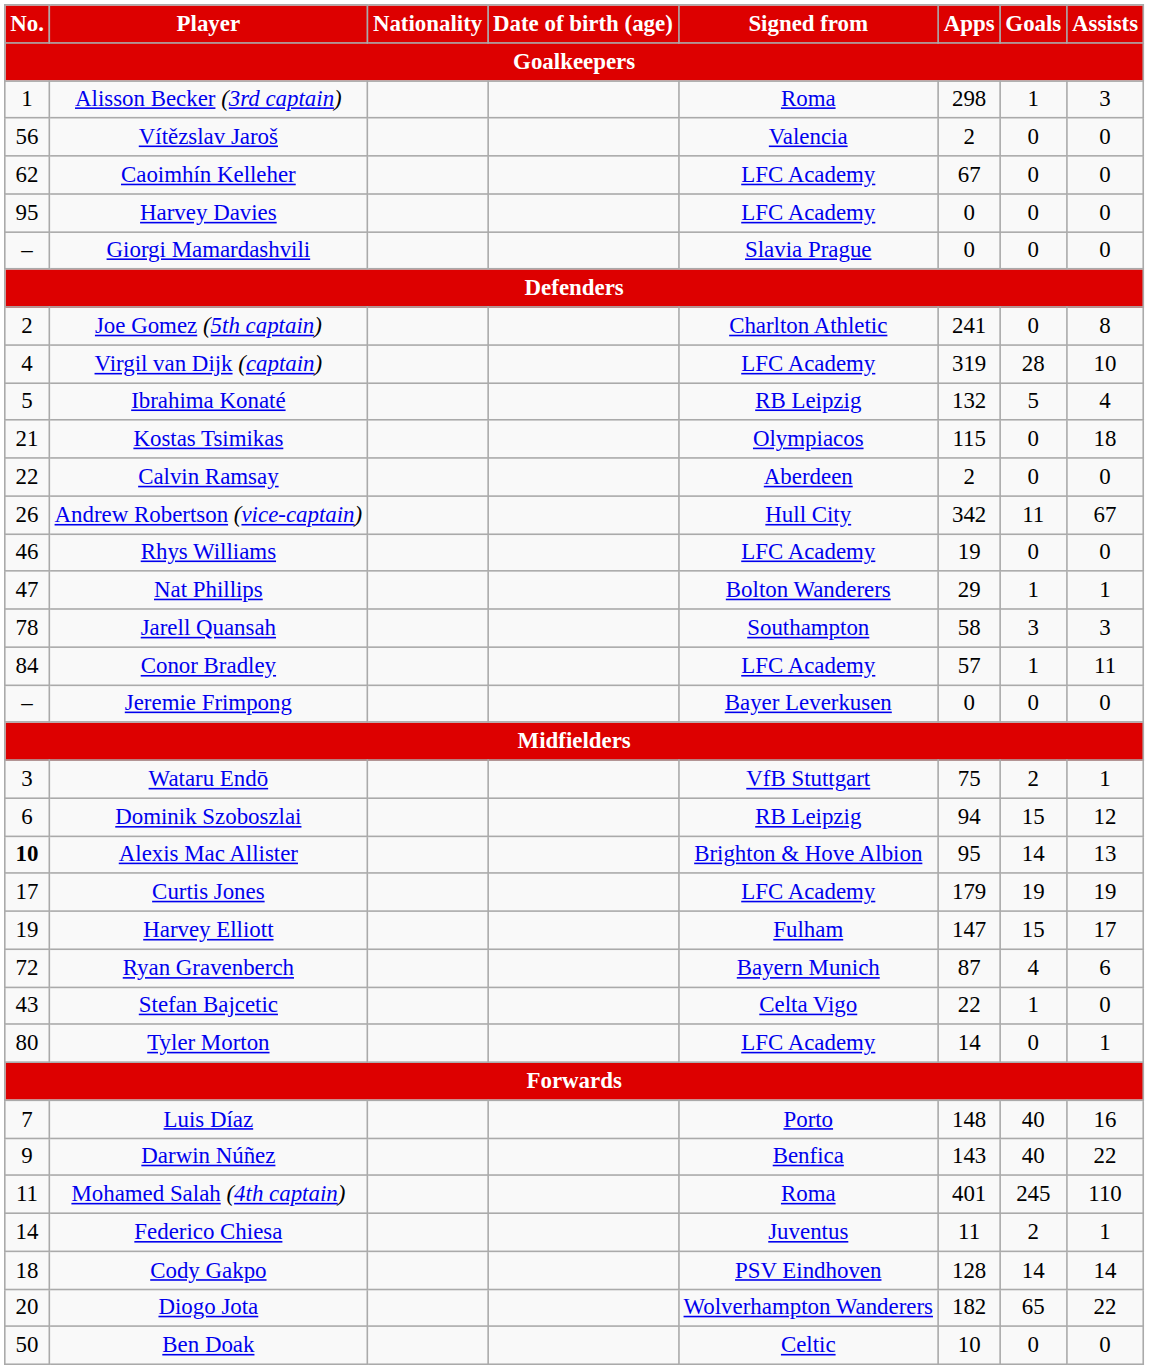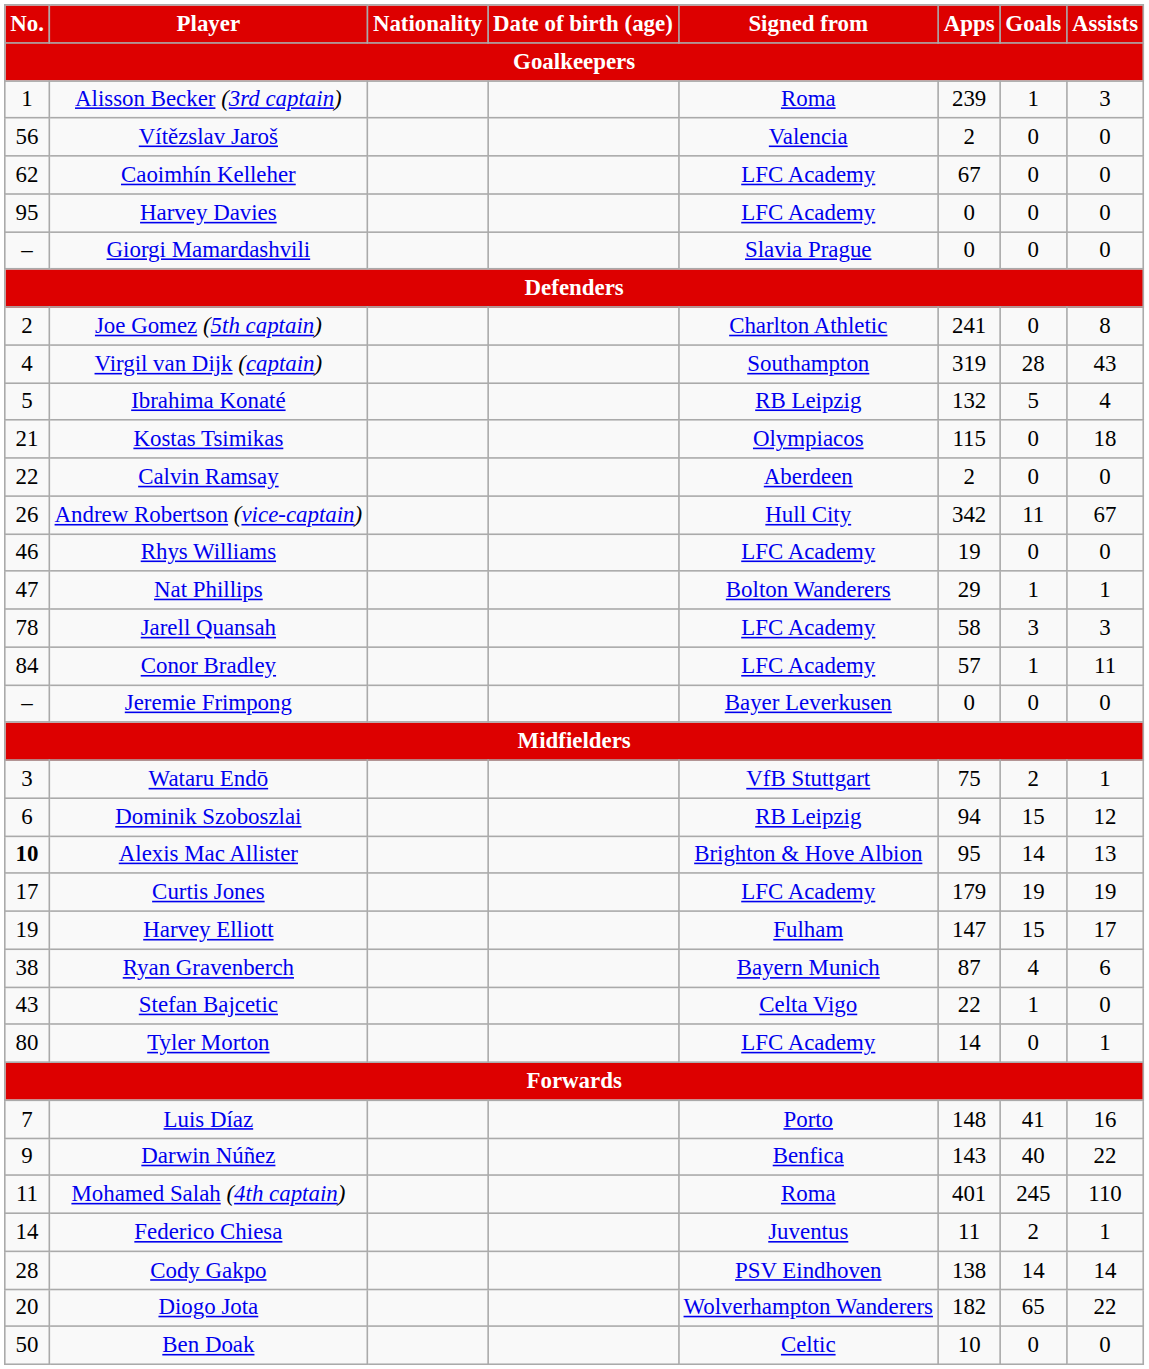(969, 99) 298 -> (969, 99) 239
(808, 363) LFC Academy -> (808, 363) Southampton
(1105, 363) 10 -> (1105, 363) 43
(808, 627) Southampton -> (808, 627) LFC Academy
(27, 967) 72 -> (27, 967) 38
(1033, 1118) 40 -> (1033, 1118) 41
(27, 1269) 18 -> (27, 1269) 28
(969, 1269) 128 -> (969, 1269) 138
